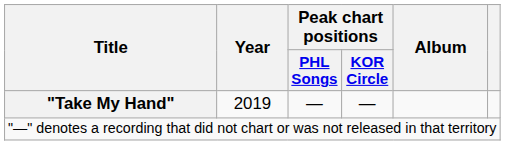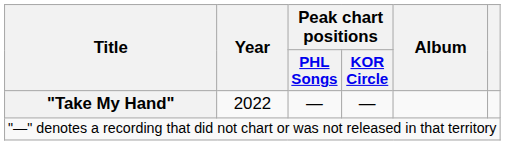(252, 104) 2019 -> (252, 104) 2022
